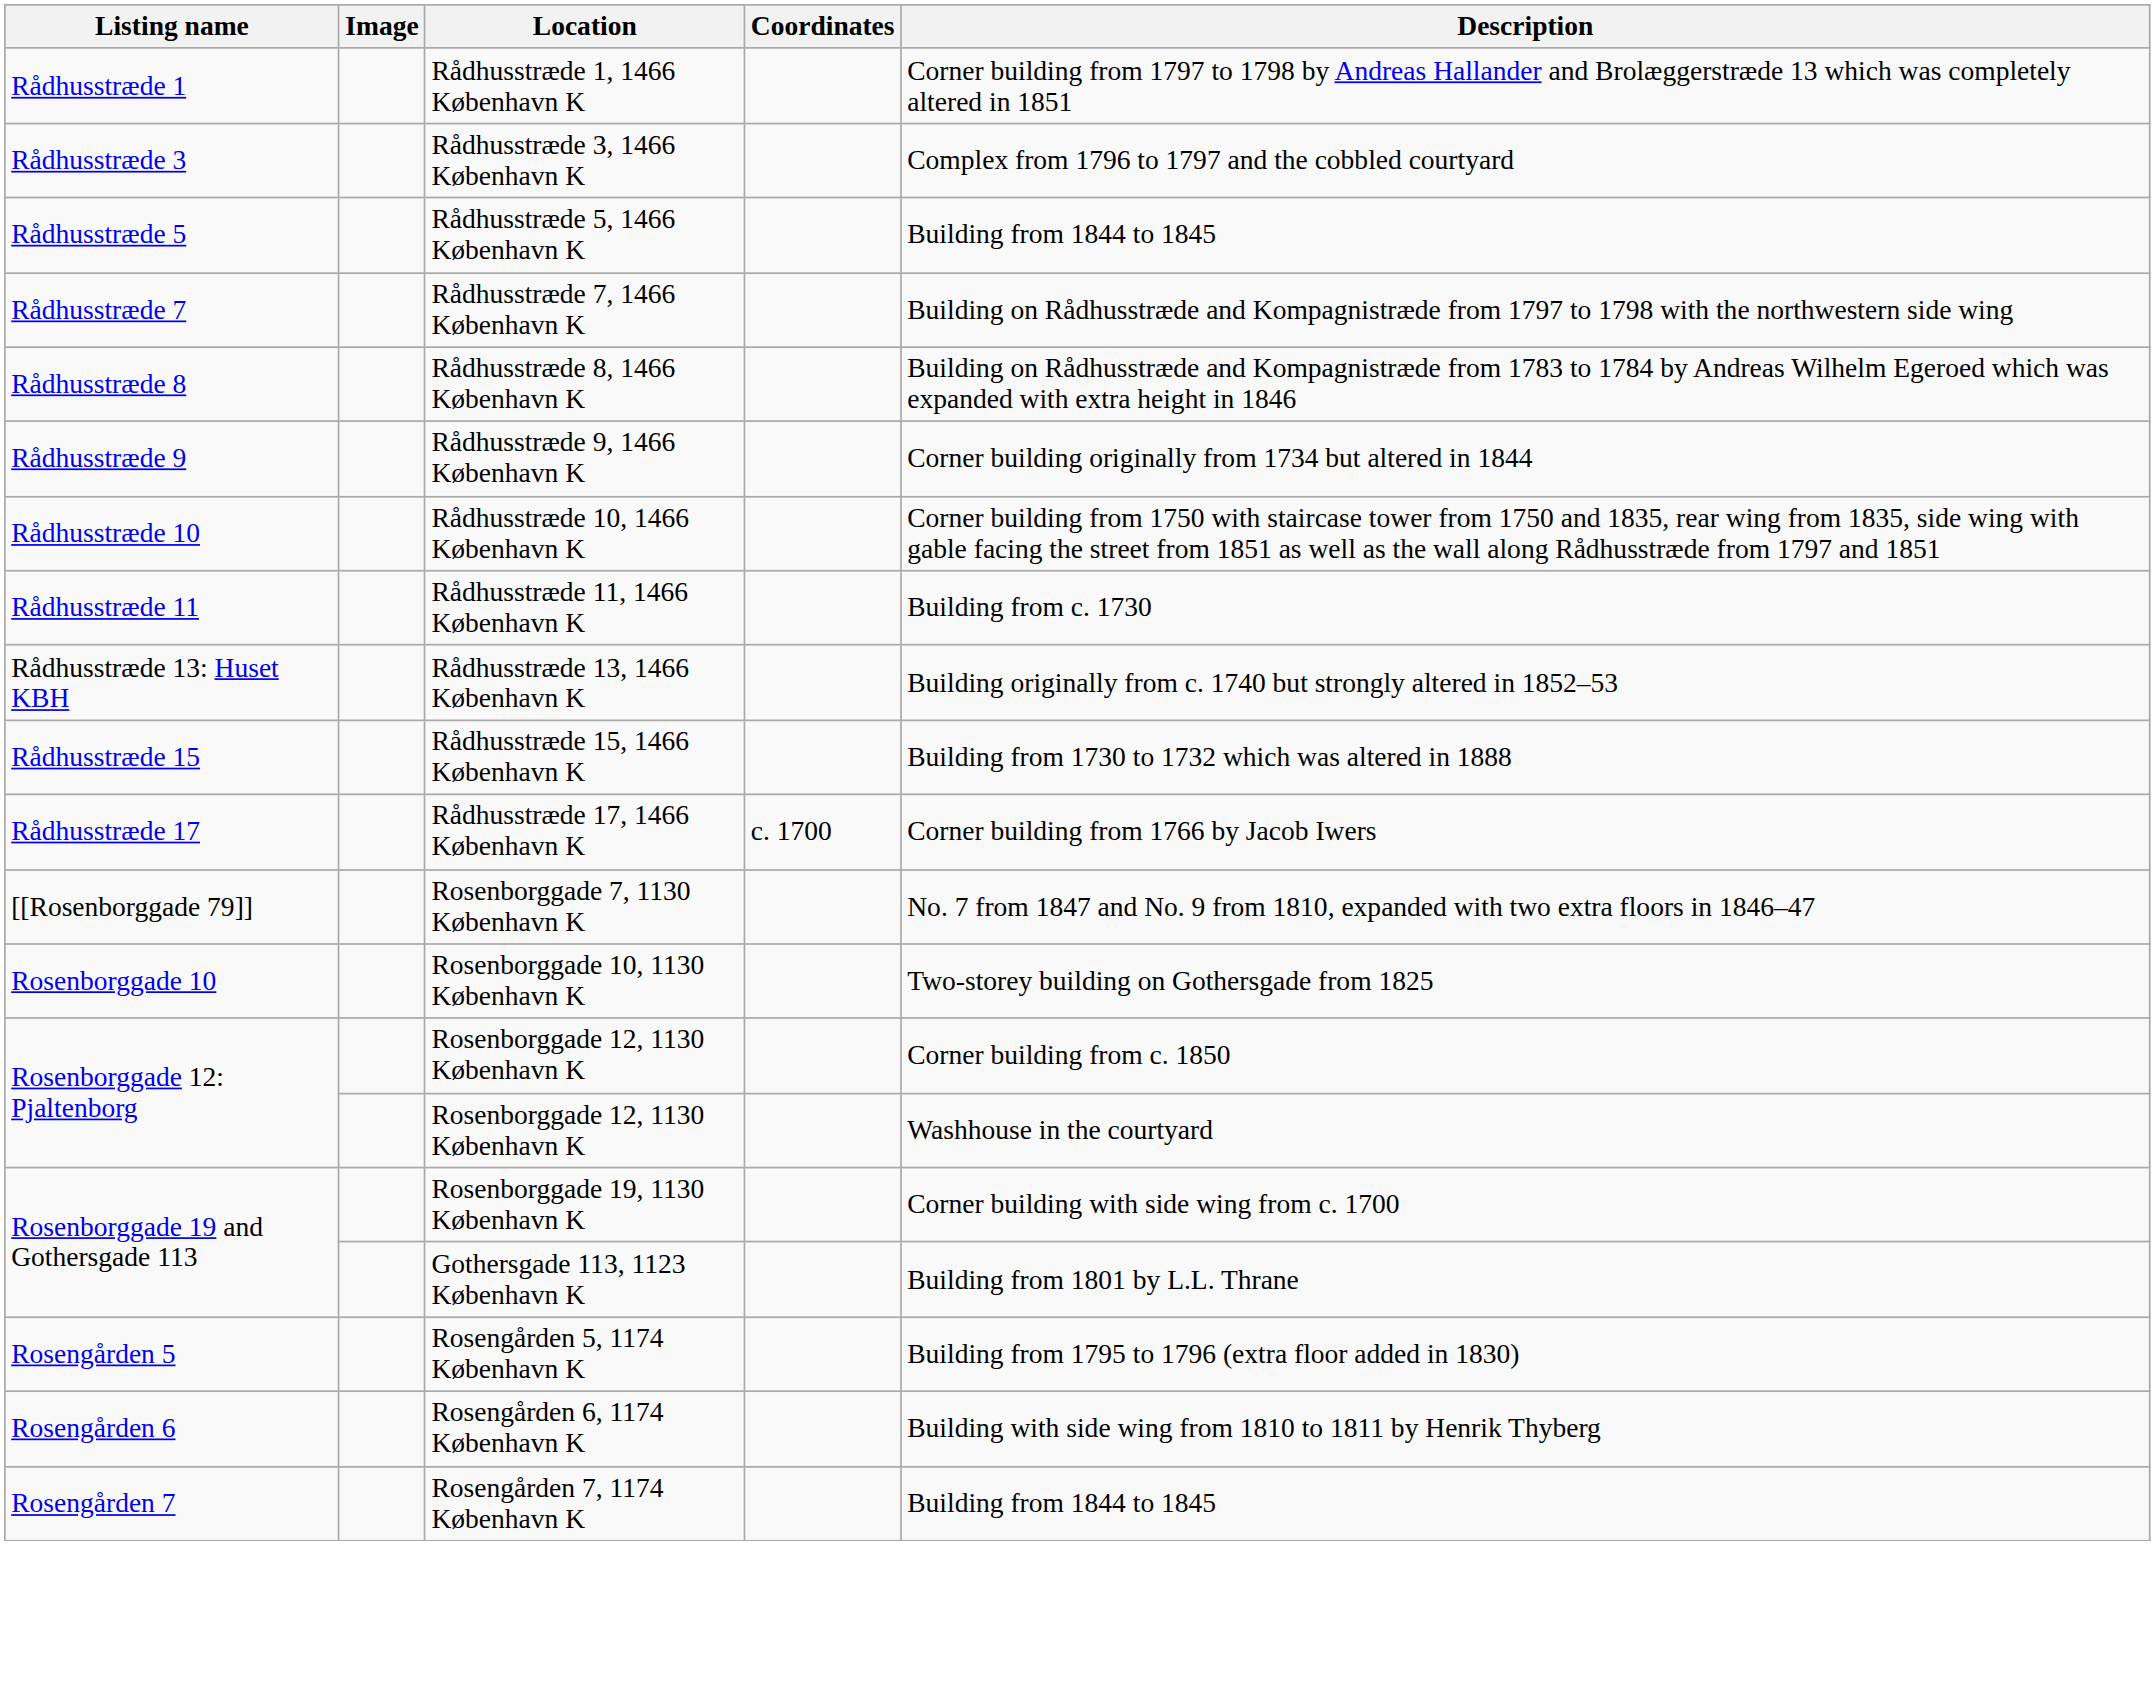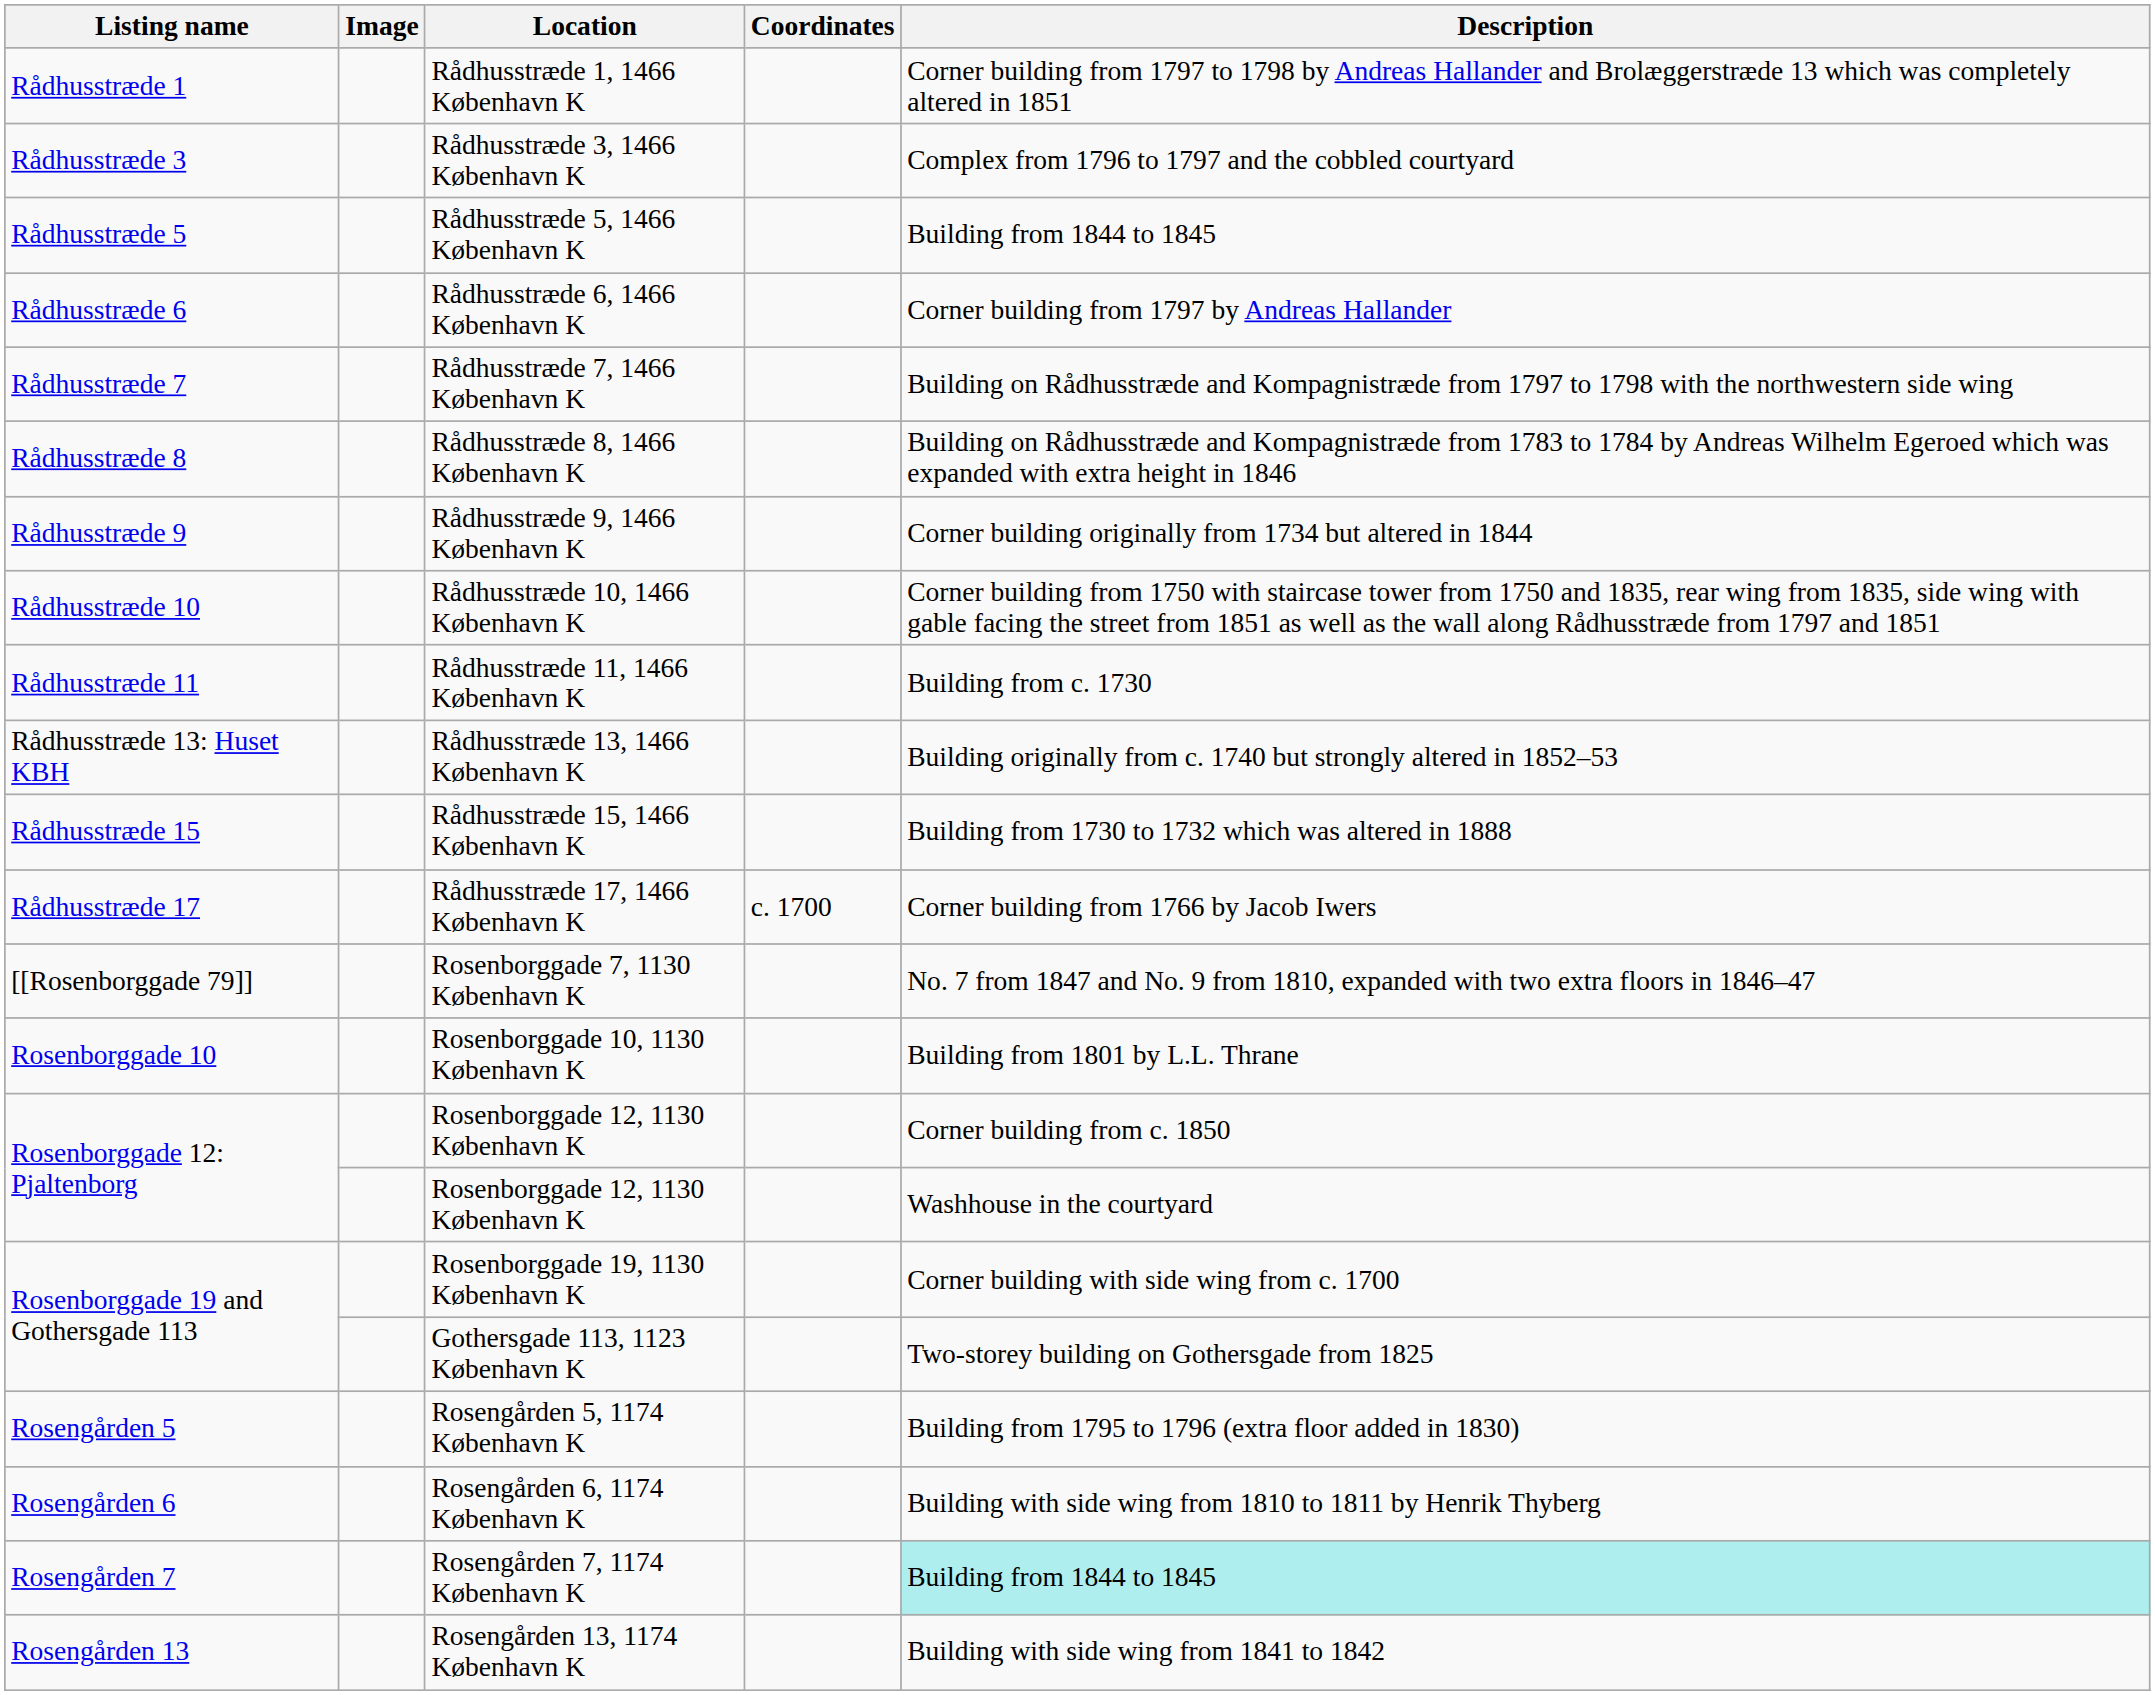+ row: (99, 309)
(1170, 980) Two-storey building on Gothersgade from 1825 -> (1103, 1055) Building from 1801 by L.L. Thrane
(1103, 1279) Building from 1801 by L.L. Thrane -> (1170, 1353) Two-storey building on Gothersgade from 1825
(1062, 1502) no background -> (1062, 1577) paleturquoise background
+ row: (100, 1652)
